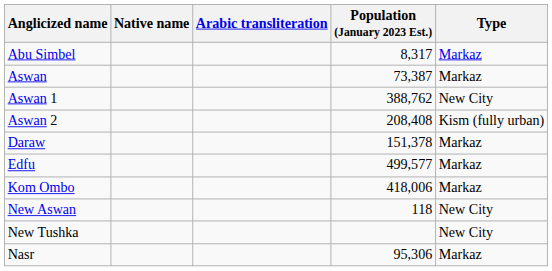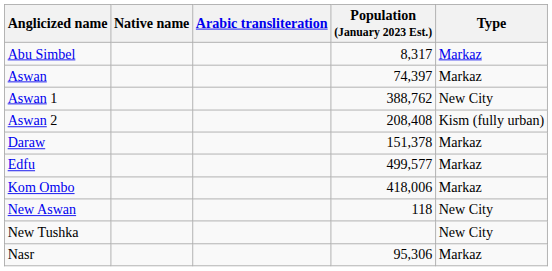(413, 76) 73,387 -> (413, 76) 74,397
